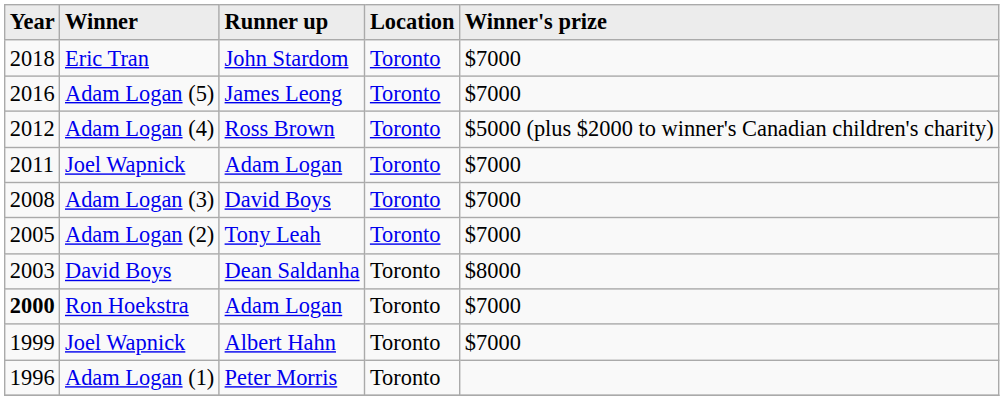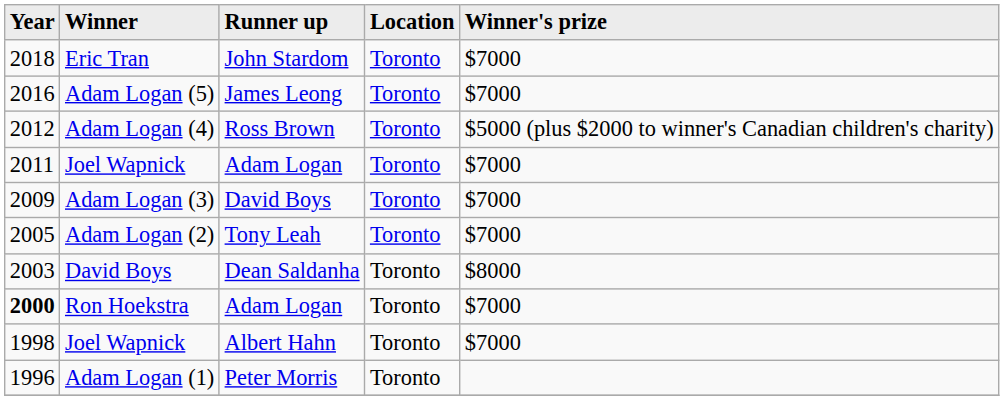(32, 199) 2008 -> (32, 199) 2009
(32, 341) 1999 -> (32, 341) 1998
